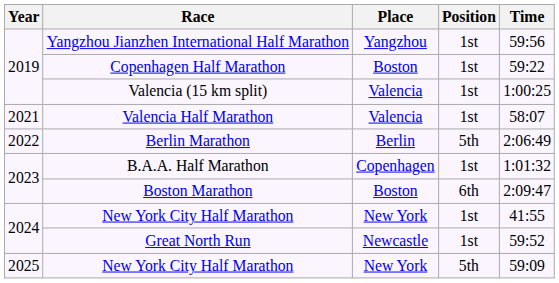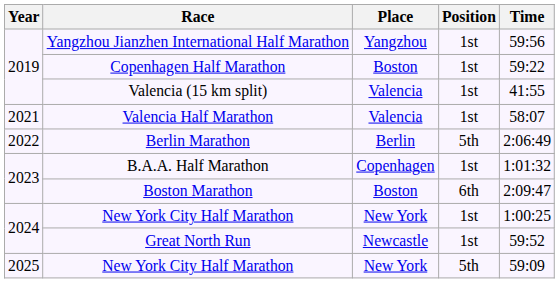(527, 91) 1:00:25 -> (527, 91) 41:55
(527, 215) 41:55 -> (527, 215) 1:00:25
